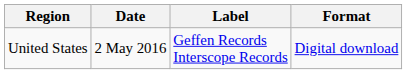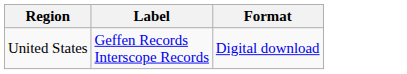- column: (130, 16)
